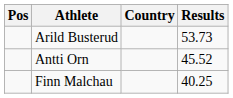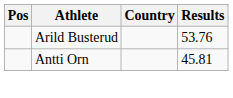(197, 37) 53.73 -> (197, 37) 53.76
(197, 59) 45.52 -> (197, 59) 45.81
- row: (74, 81)
